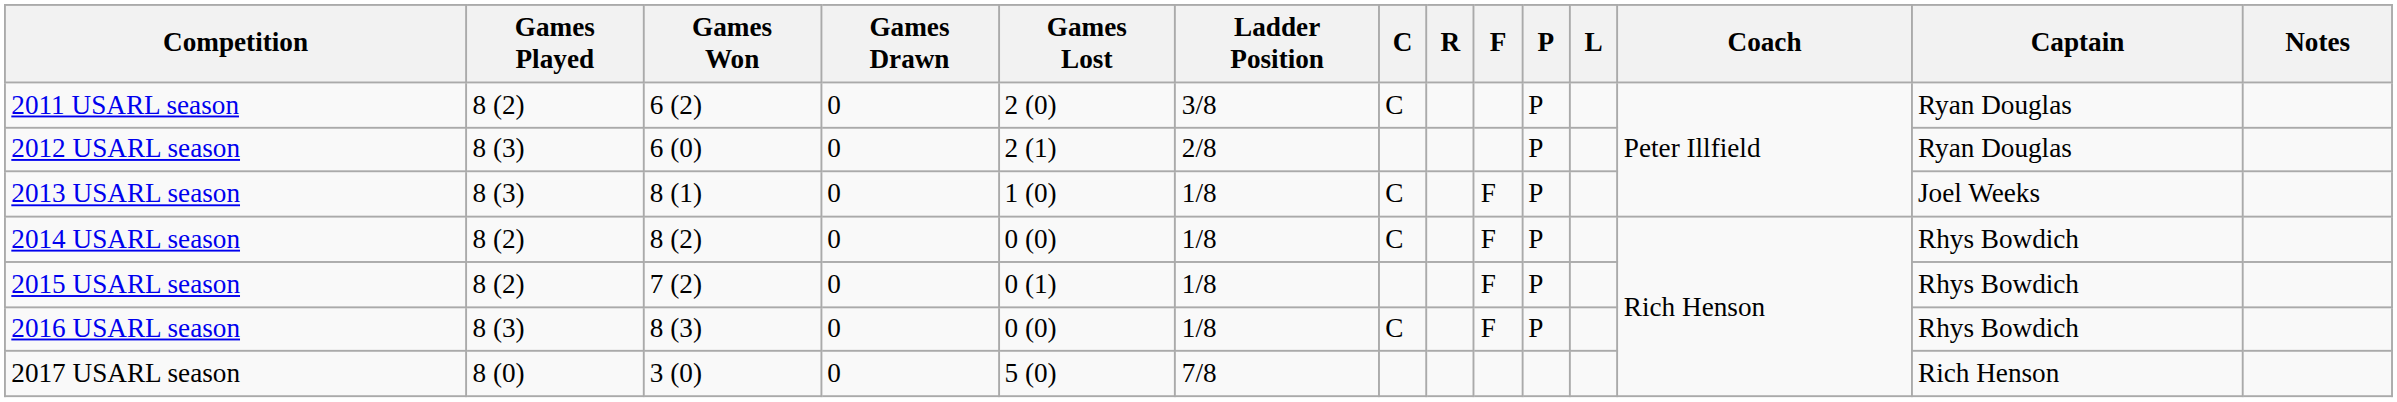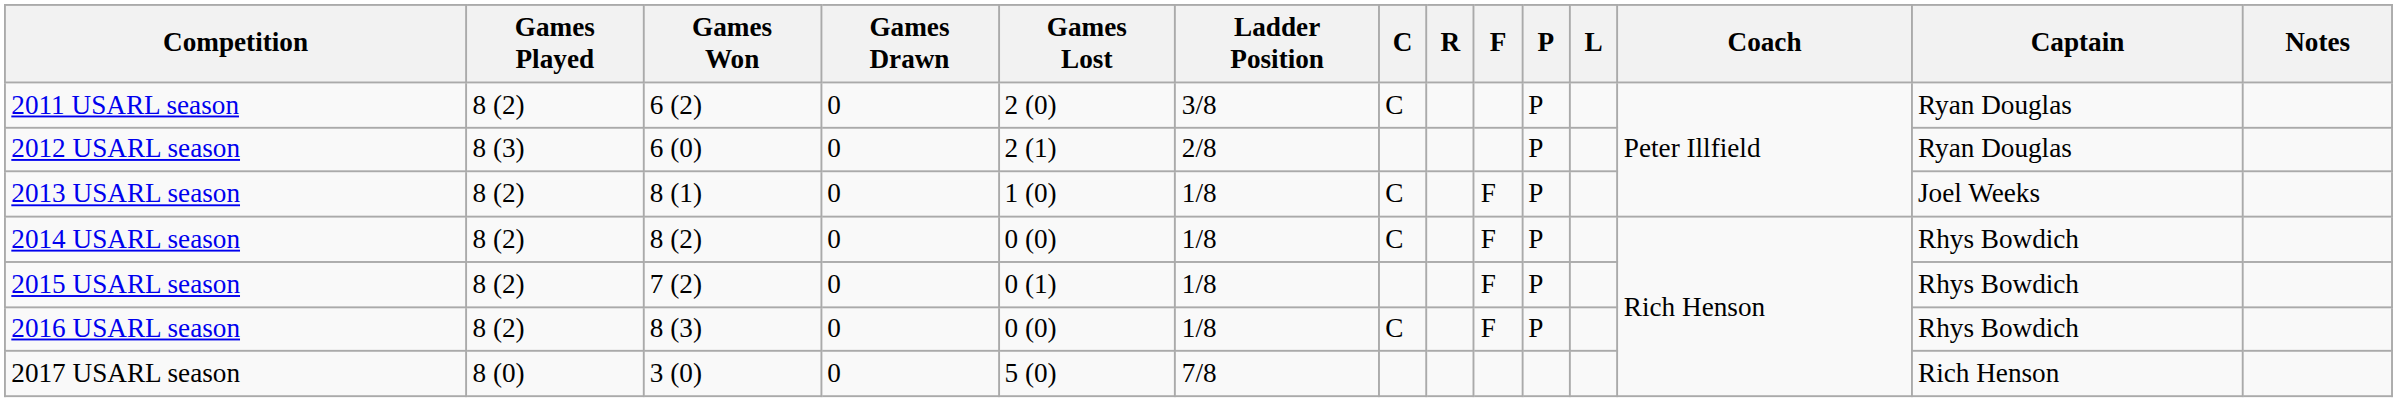(499, 194) 8 (3) -> (499, 194) 8 (2)
(499, 328) 8 (3) -> (499, 328) 8 (2)
